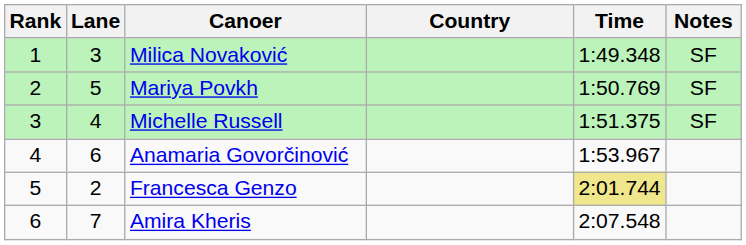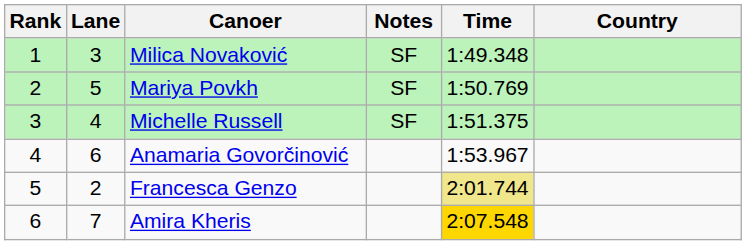columns swapped: (470, 21) <-> (703, 21)
(620, 222) no background -> (488, 222) gold background
